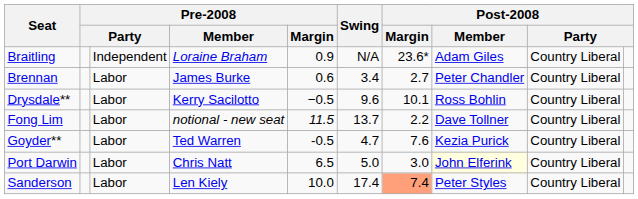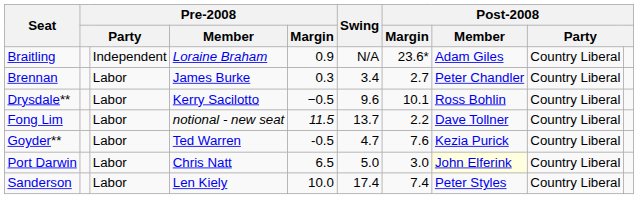(325, 78) 0.6 -> (325, 78) 0.3
(420, 183) lightsalmon background -> (420, 183) no background
